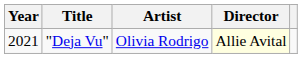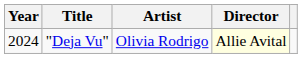(23, 41) 2021 -> (23, 41) 2024
